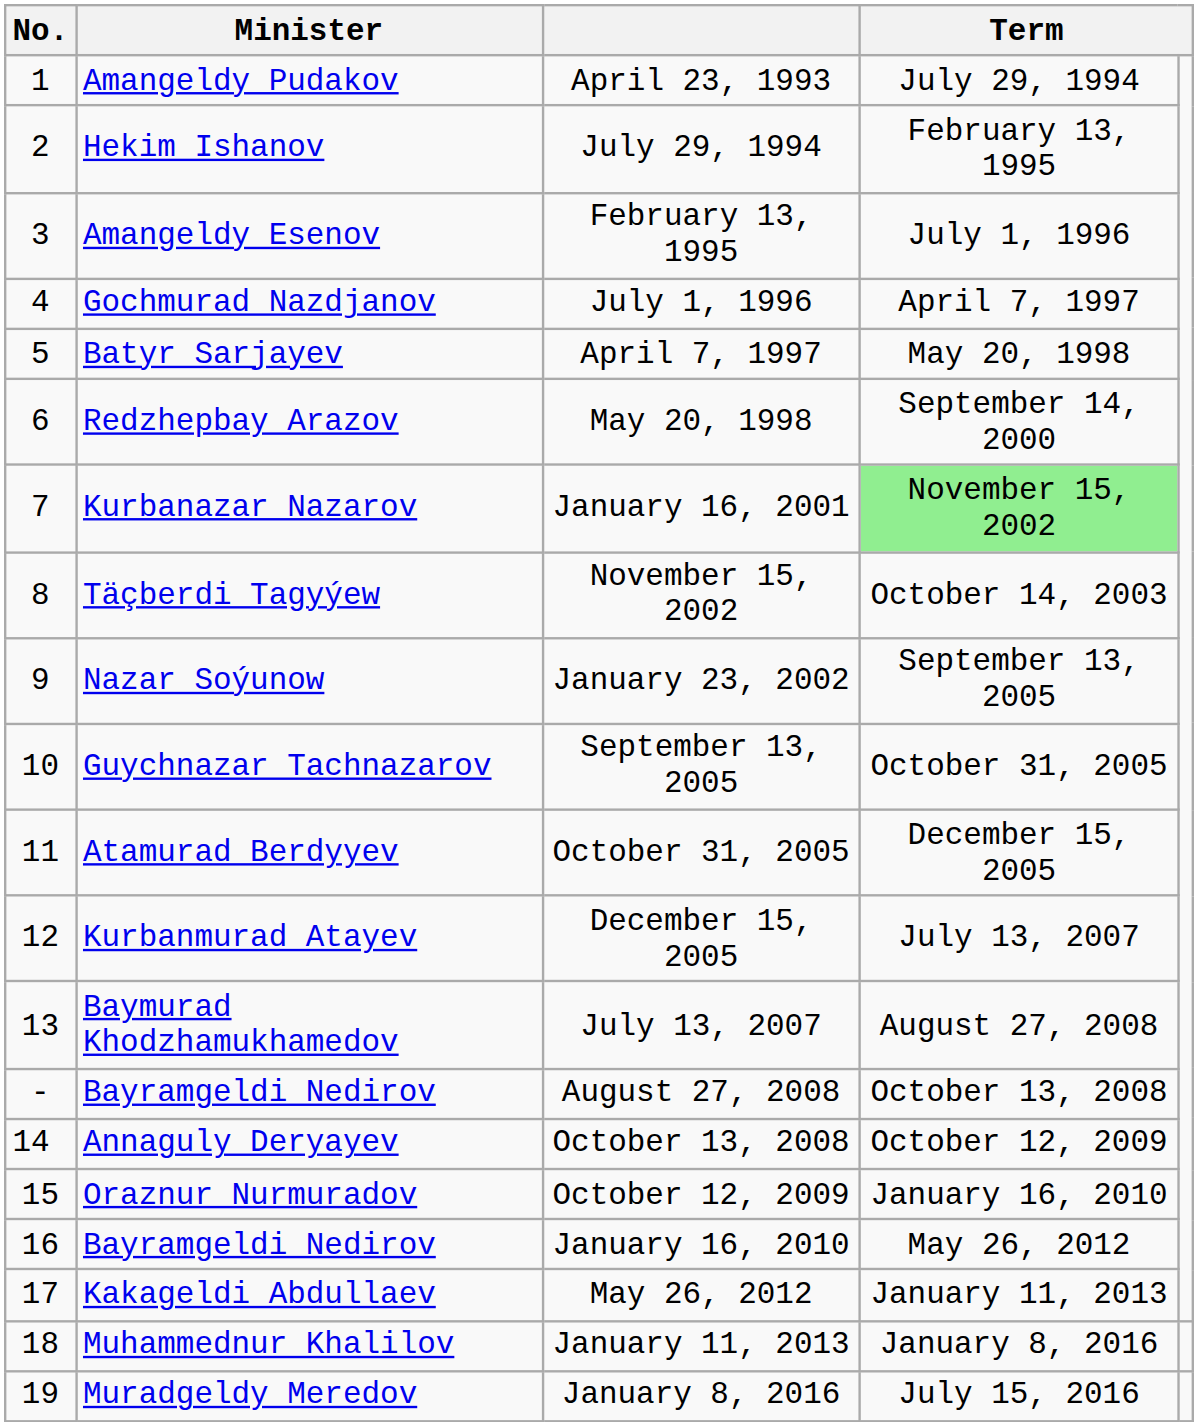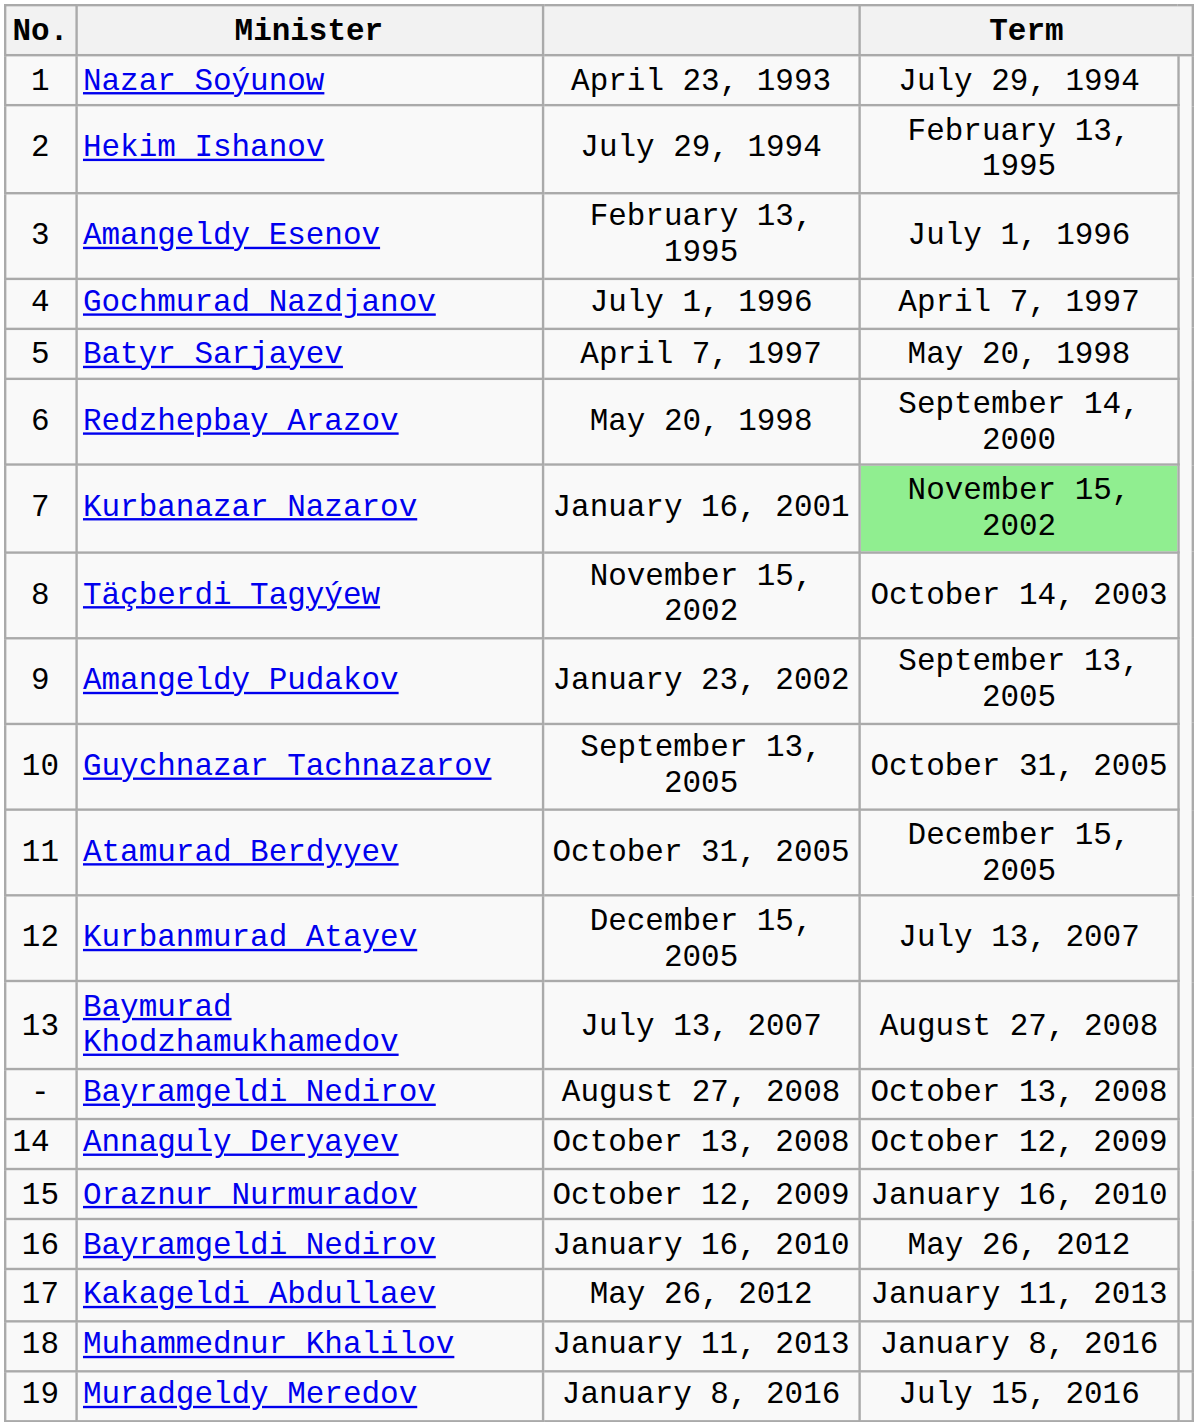(241, 81) Amangeldy Pudakov -> (204, 81) Nazar Soýunow
(204, 681) Nazar Soýunow -> (241, 681) Amangeldy Pudakov
